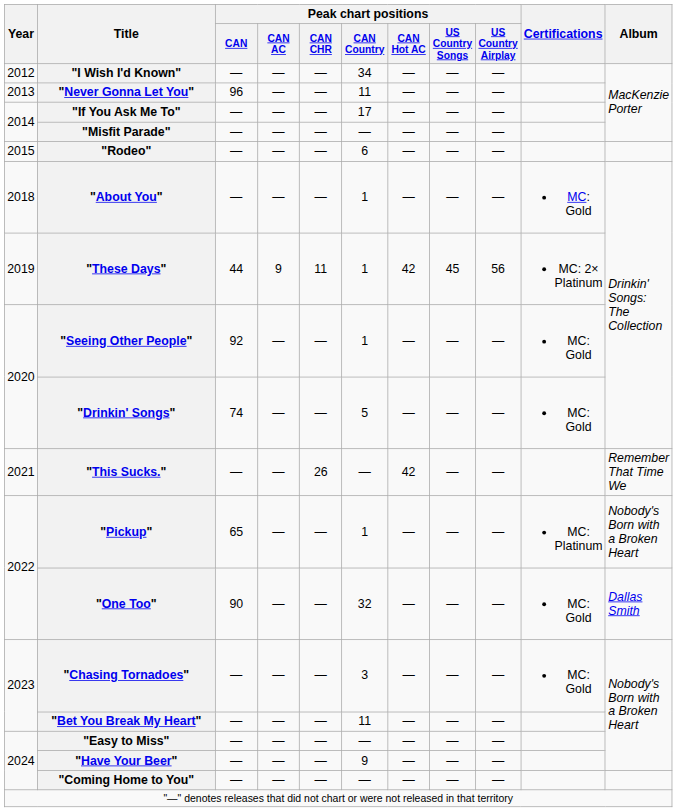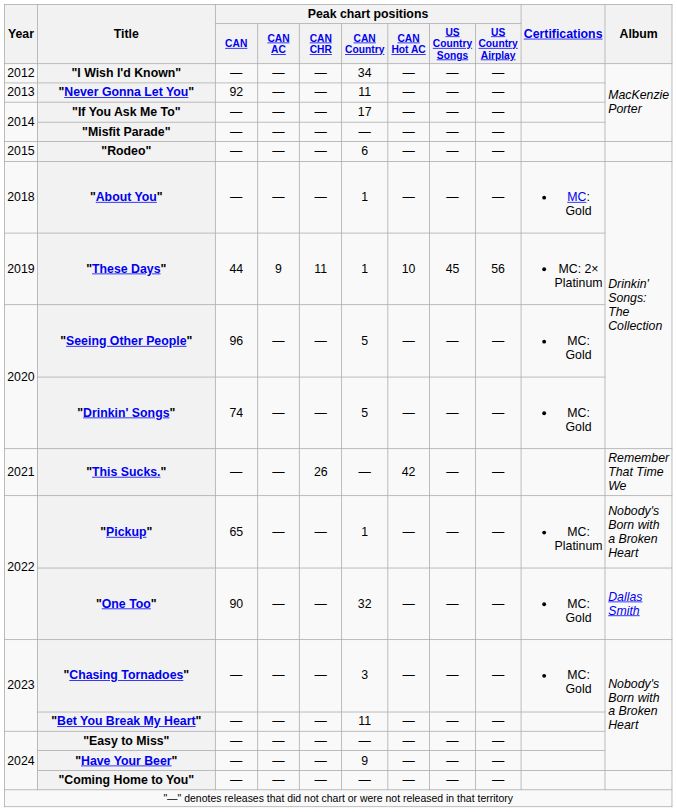(236, 92) 96 -> (236, 92) 92
(409, 269) 42 -> (409, 269) 10
(236, 340) 92 -> (236, 340) 96
(365, 340) 1 -> (365, 340) 5
